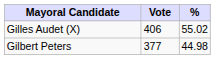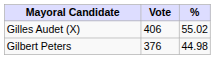(152, 46) 377 -> (152, 46) 376
